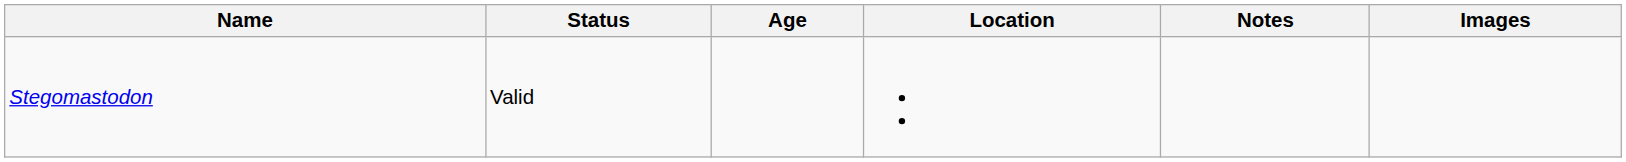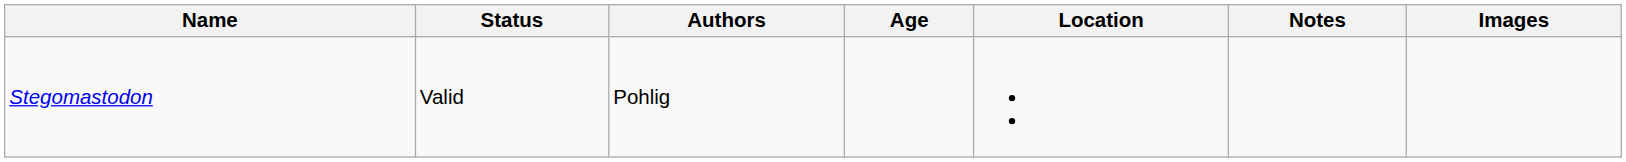+ column: (727, 20)
